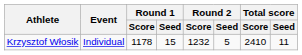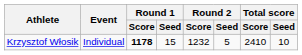(142, 43) normal -> (142, 43) bold
(284, 43) 11 -> (284, 43) 10
